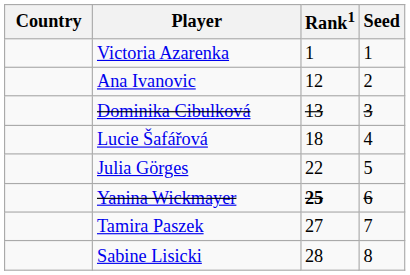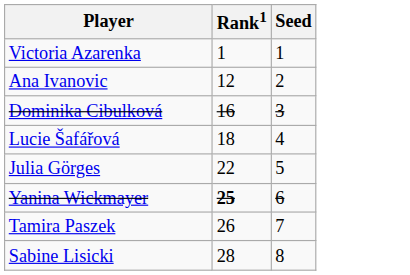- column: (49, 21)
(314, 110) 13 -> (226, 110) 16
(314, 226) 27 -> (226, 226) 26
